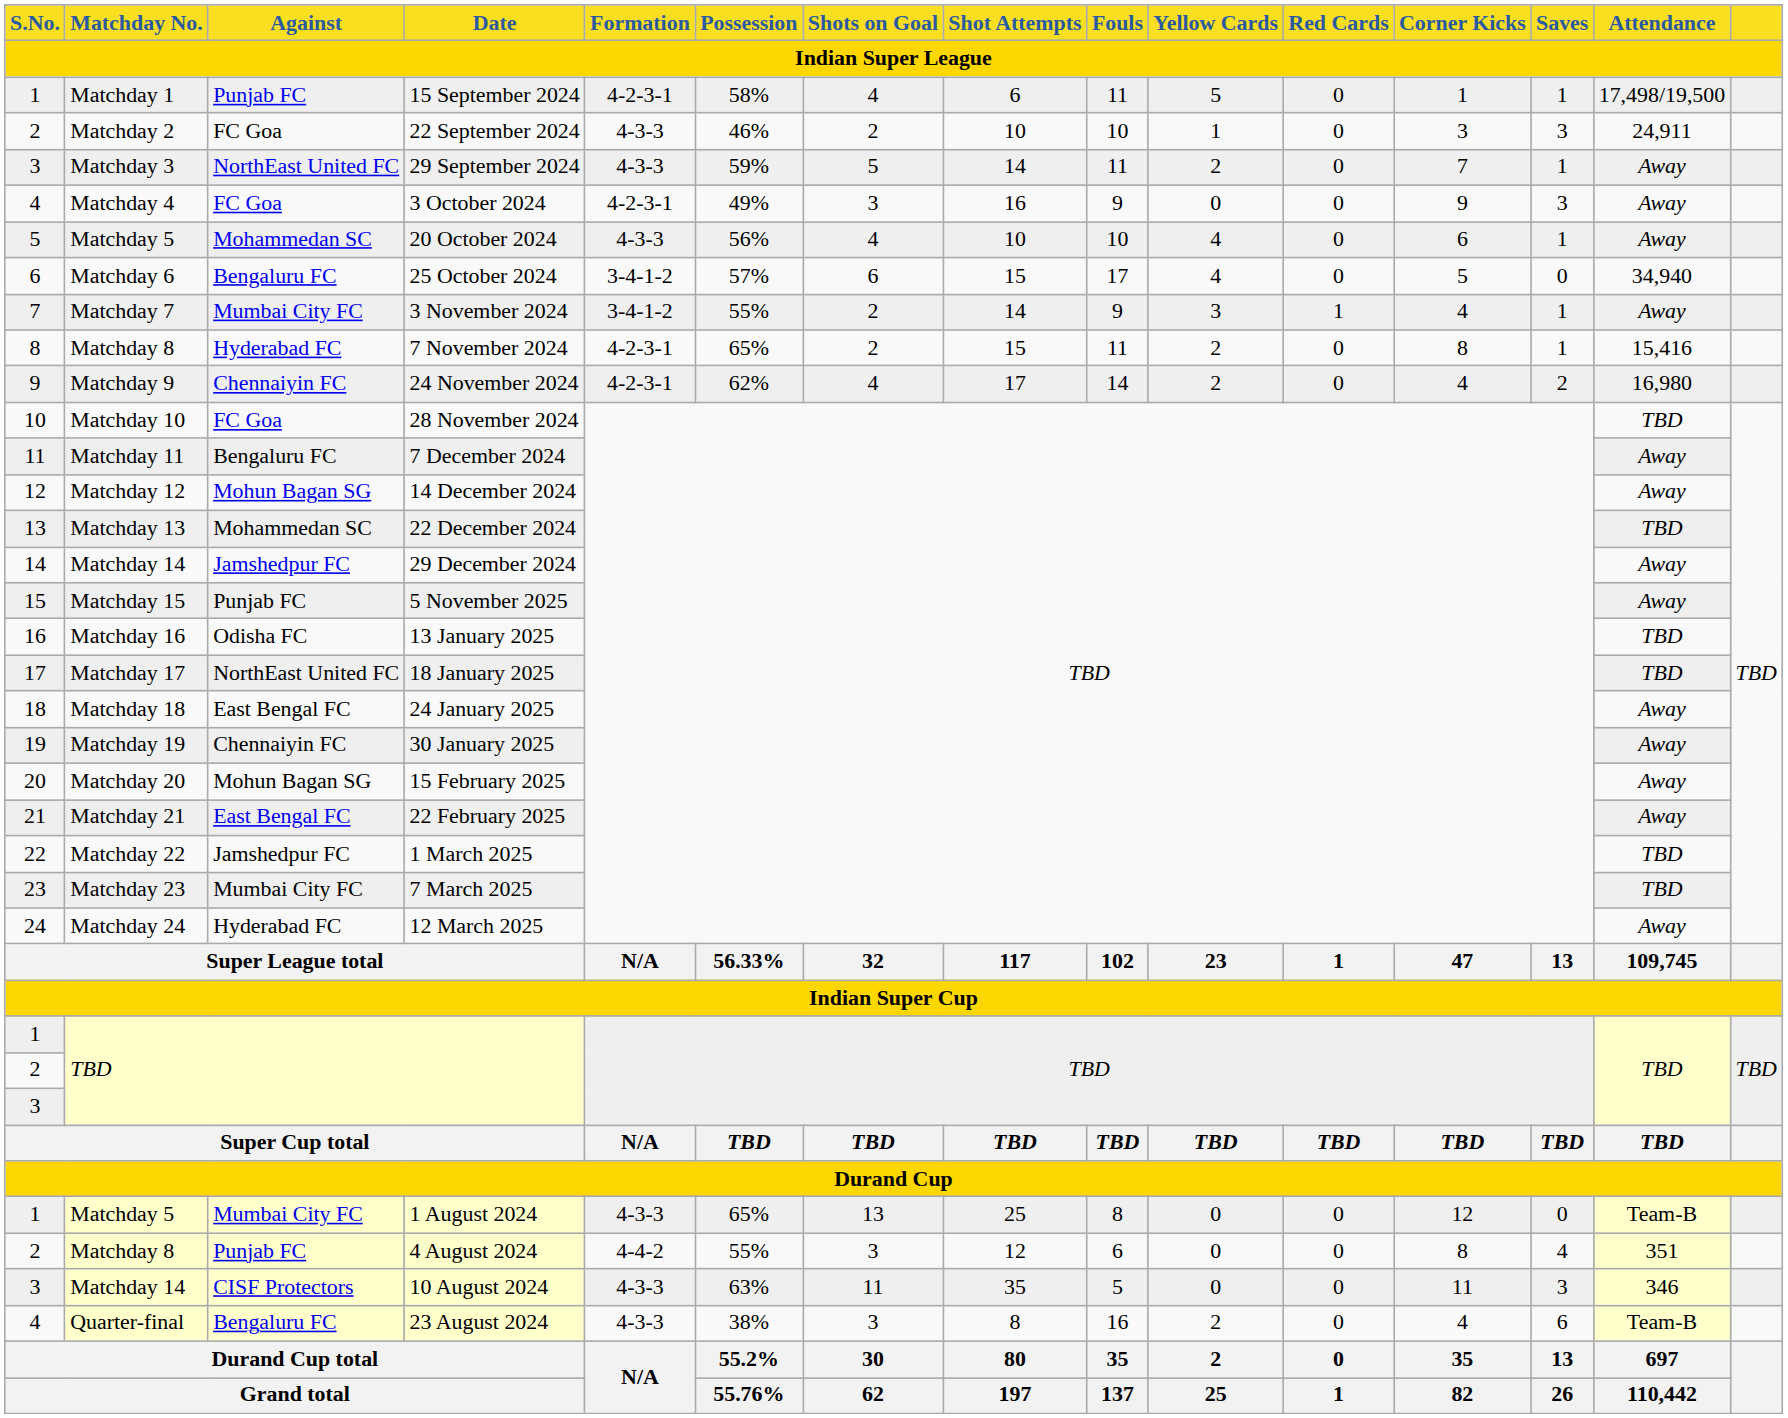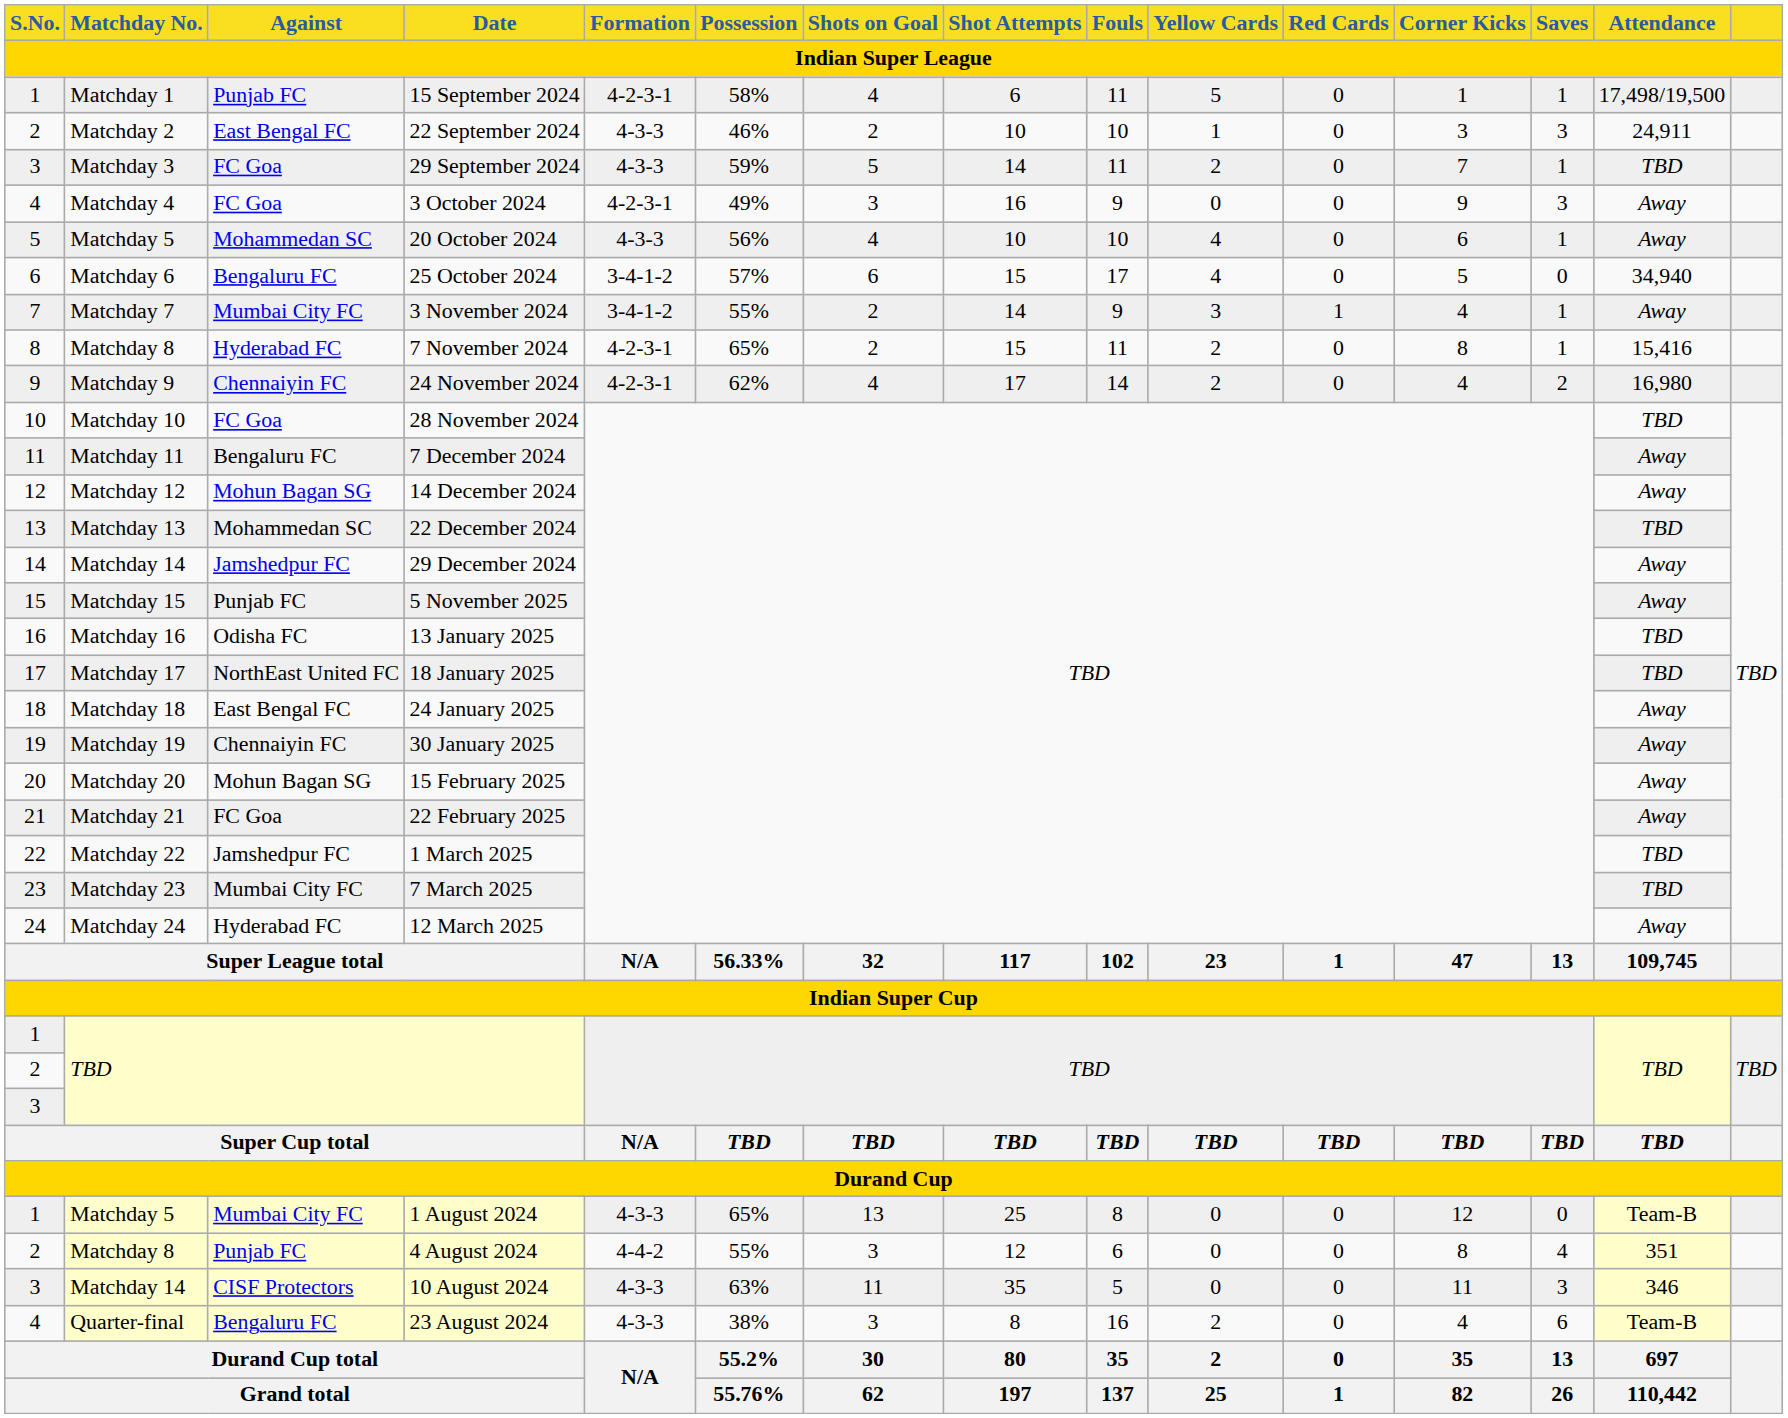(248, 130) FC Goa -> (282, 130) East Bengal FC
(306, 166) NorthEast United FC -> (248, 166) FC Goa
(1662, 166) Away -> (1662, 166) TBD
(282, 816) East Bengal FC -> (248, 816) FC Goa
